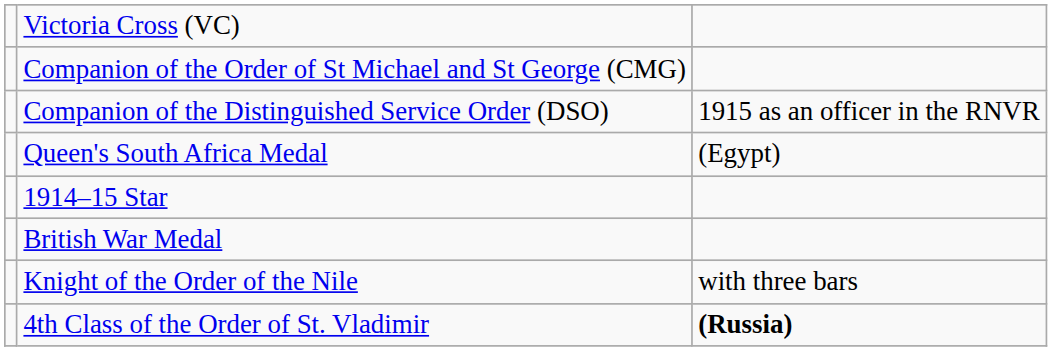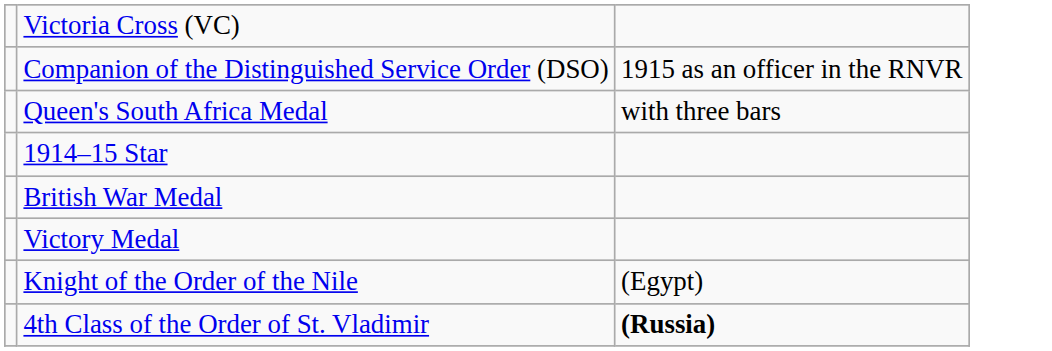- row: (355, 68)
(739, 153) (Egypt) -> (701, 111) with three bars
+ row: (101, 238)
(778, 281) with three bars -> (662, 281) (Egypt)
